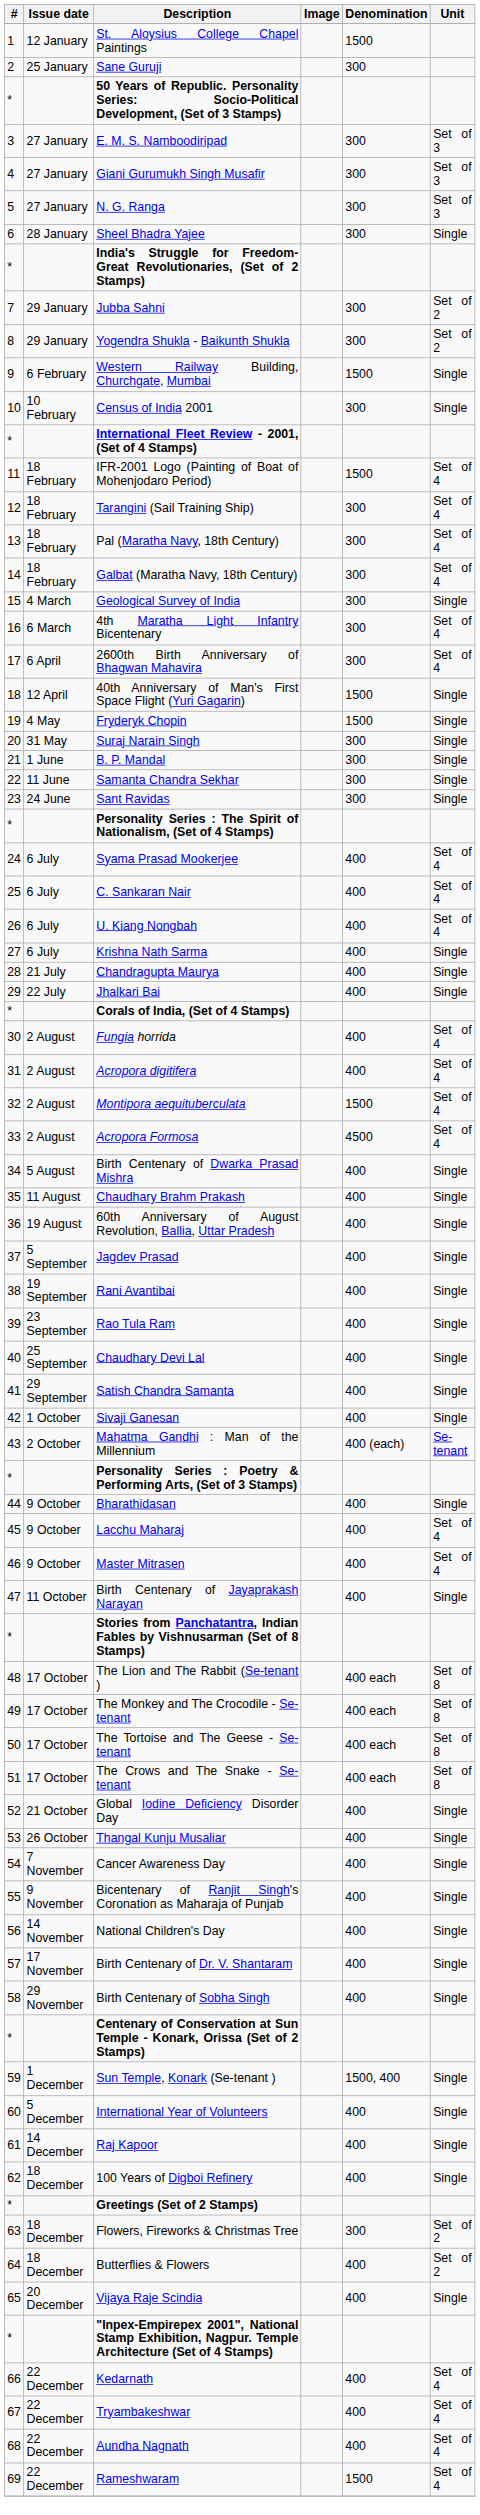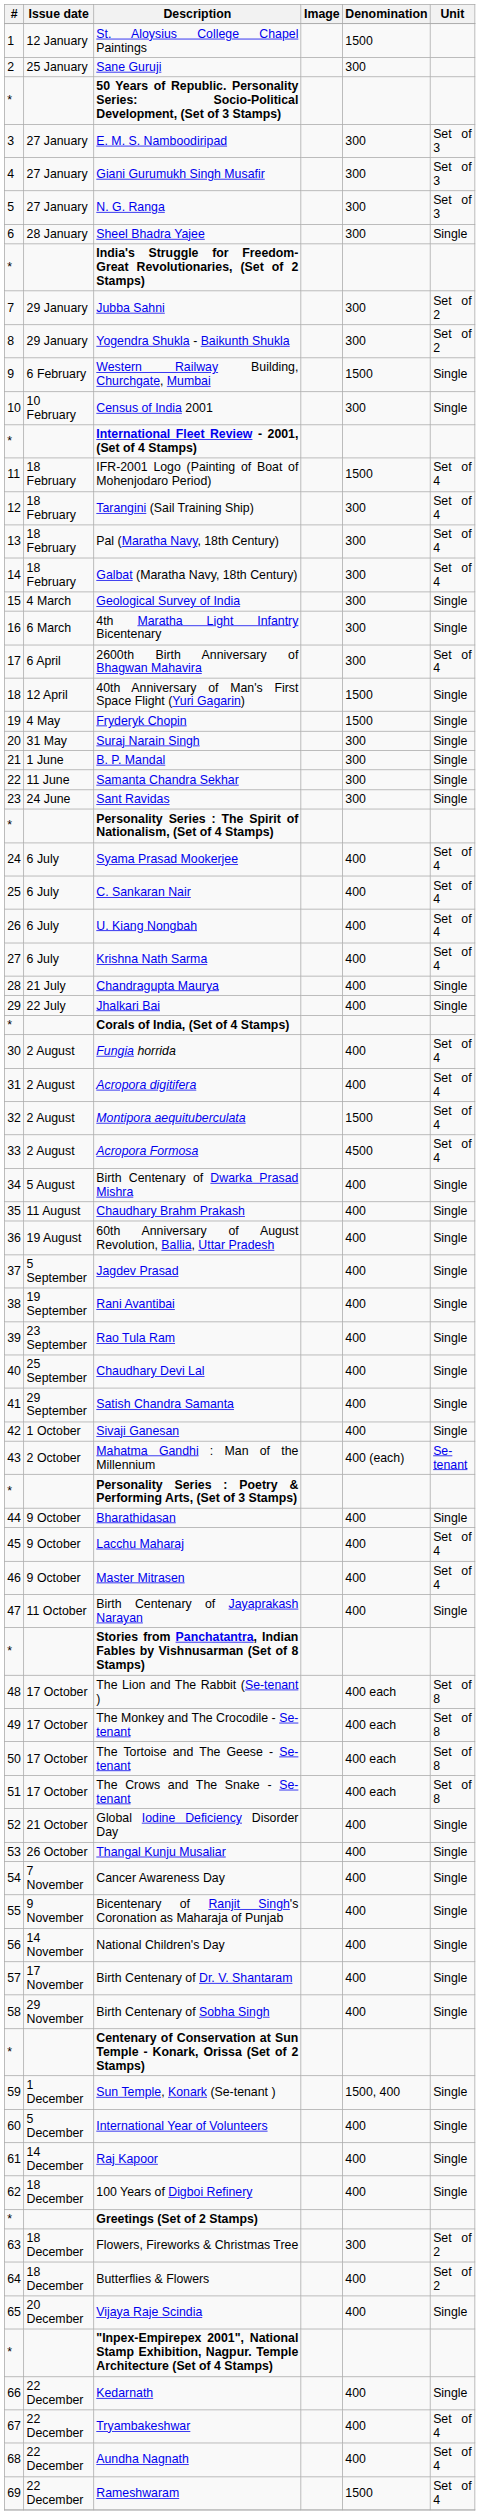(452, 628) Set of 4 -> (450, 628) Single
(450, 952) Single -> (452, 959) Set of 4
(452, 2379) Set of 4 -> (450, 2393) Single
